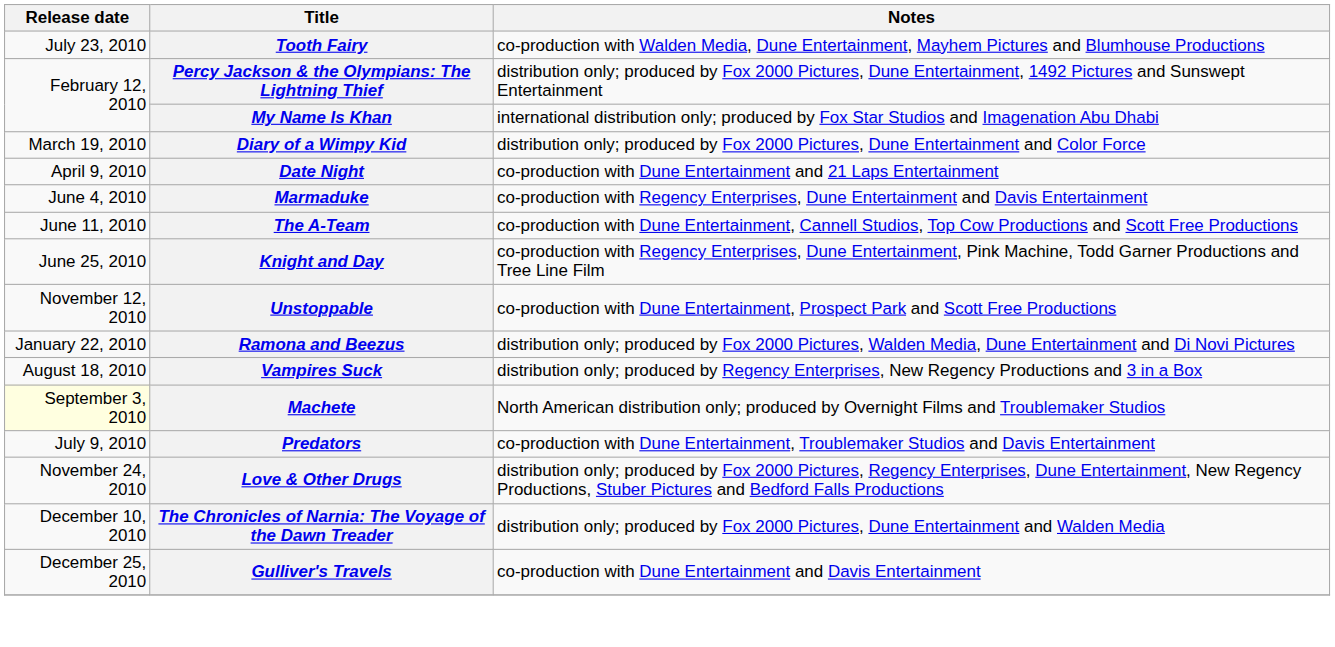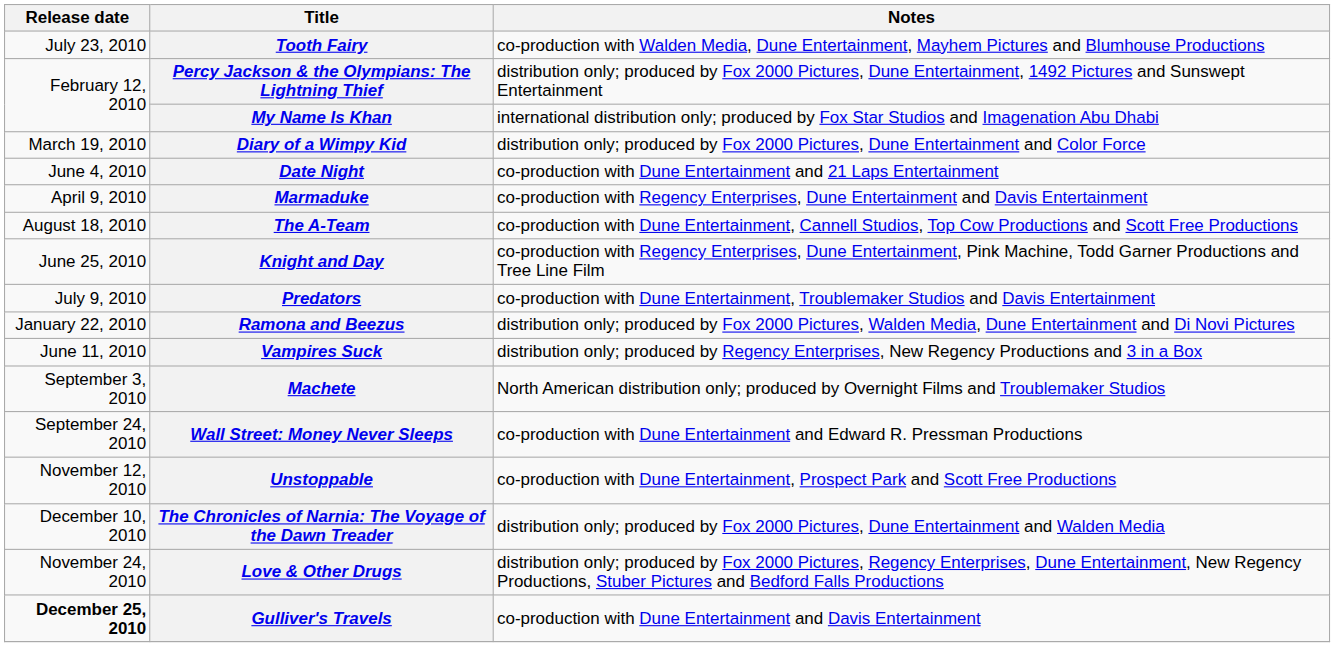(99, 171) April 9, 2010 -> (97, 171) June 4, 2010
(97, 198) June 4, 2010 -> (99, 198) April 9, 2010
(93, 225) June 11, 2010 -> (84, 225) August 18, 2010
rows swapped: (322, 443) <-> (322, 307)
(84, 371) August 18, 2010 -> (93, 351) June 11, 2010
(95, 407) lightyellow background -> (95, 388) no background
+ row: (322, 434)
rows swapped: (322, 480) <-> (322, 526)
(93, 572) normal -> (91, 618) bold
